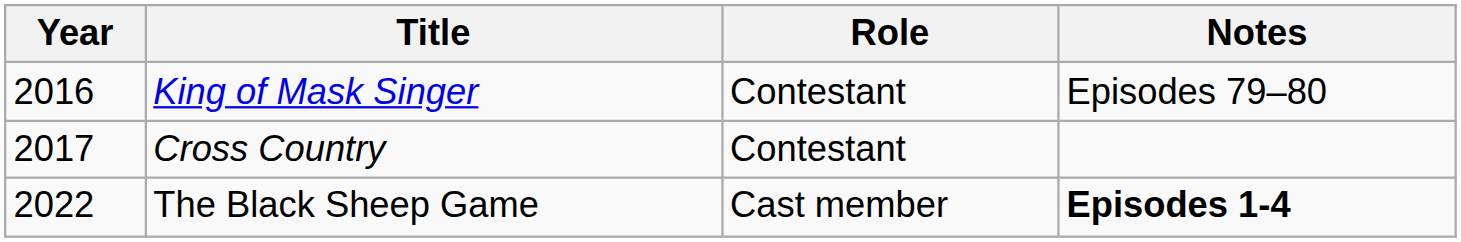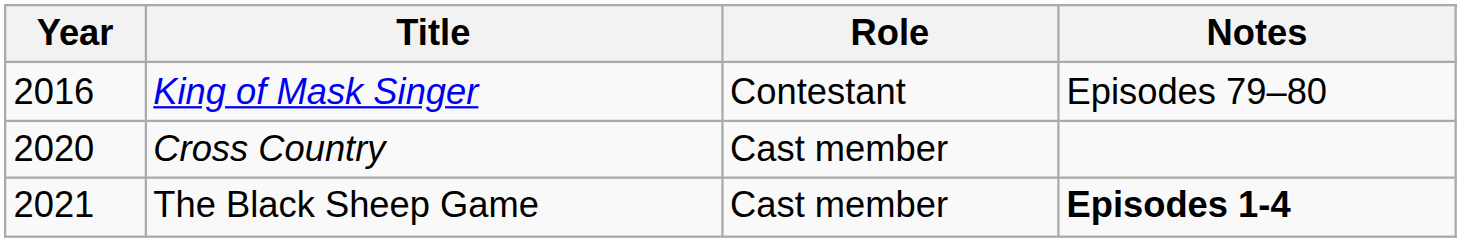(54, 148) 2017 -> (54, 148) 2020
(818, 148) Contestant -> (839, 148) Cast member
(54, 206) 2022 -> (54, 206) 2021
